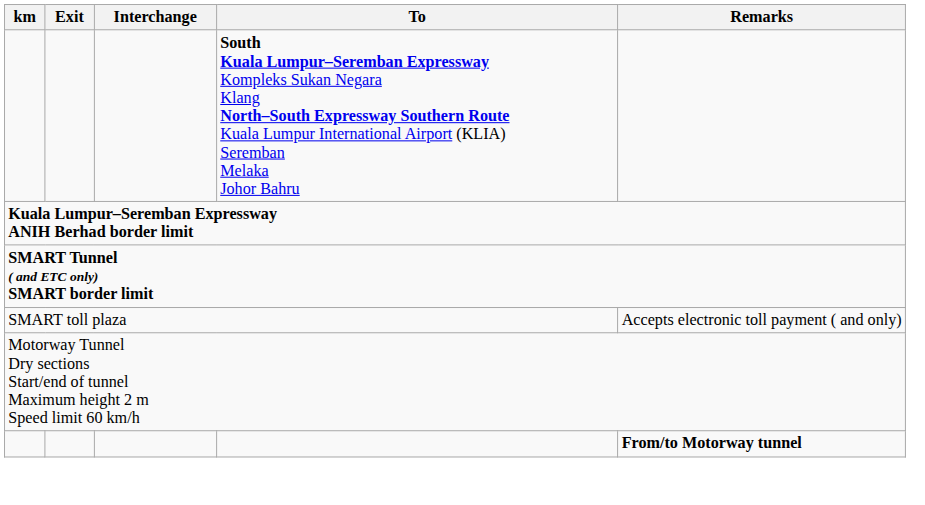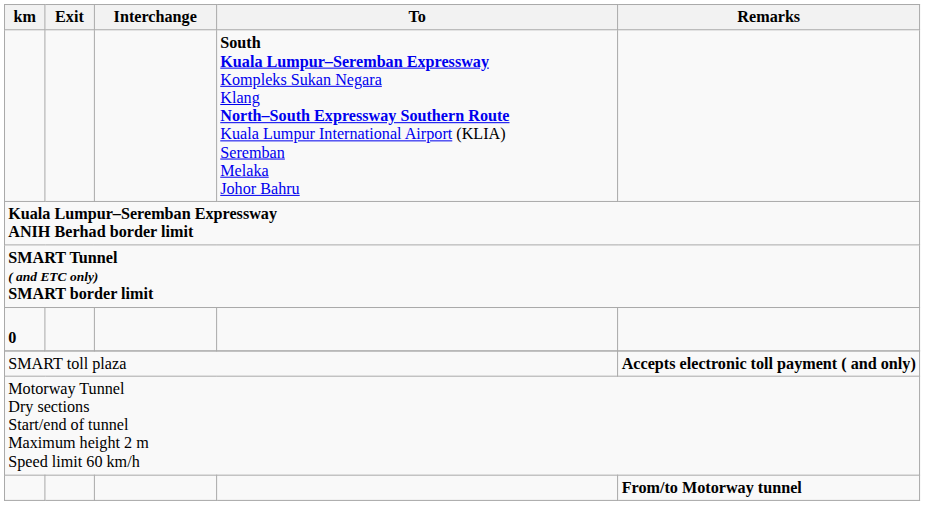+ row: (12, 337)
(762, 319) normal -> (769, 363) bold
